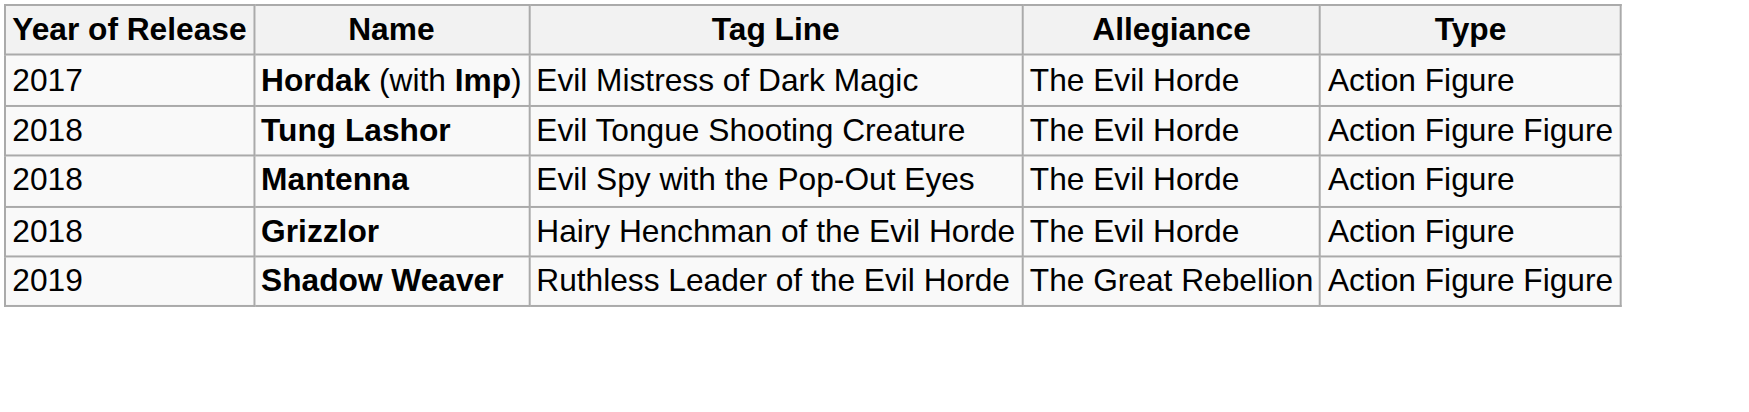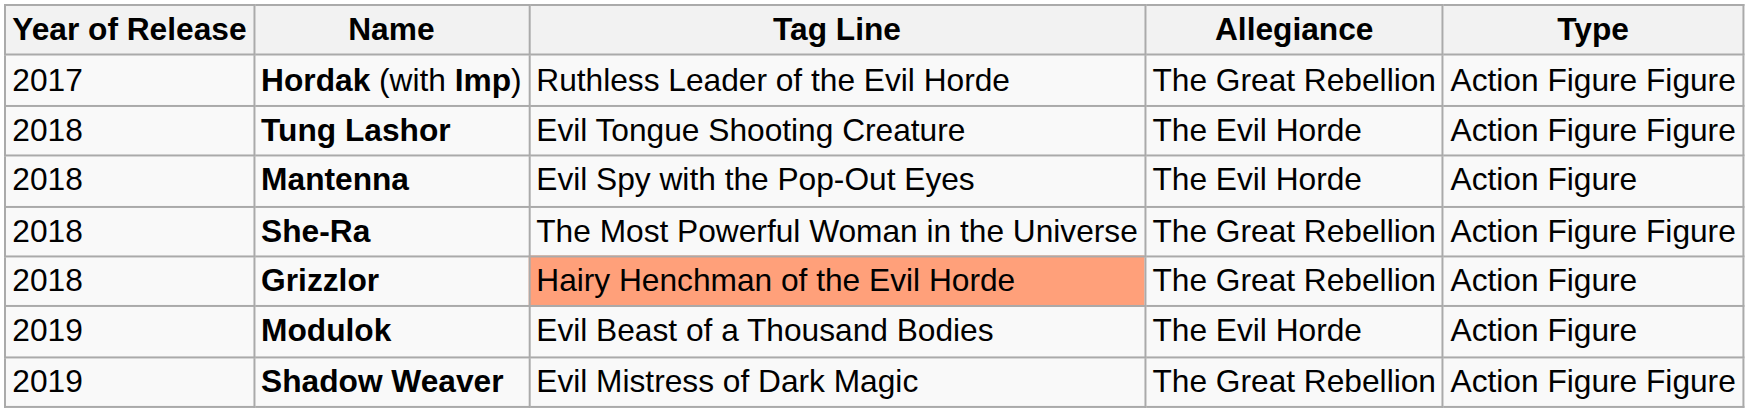(727, 79) Evil Mistress of Dark Magic -> (773, 79) Ruthless Leader of the Evil Horde
(1135, 79) The Evil Horde -> (1294, 79) The Great Rebellion
(1421, 79) Action Figure -> (1593, 79) Action Figure Figure
+ row: (316, 230)
(776, 230) no background -> (776, 280) lightsalmon background
(1135, 230) The Evil Horde -> (1294, 280) The Great Rebellion
+ row: (326, 331)
(773, 280) Ruthless Leader of the Evil Horde -> (727, 381) Evil Mistress of Dark Magic
